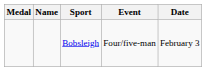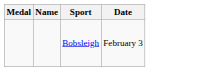- column: (130, 12)
